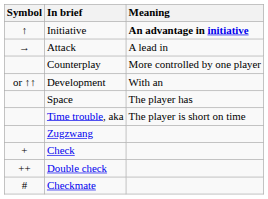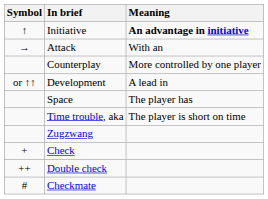(148, 47) A lead in -> (146, 47) With an
(146, 82) With an -> (148, 82) A lead in
